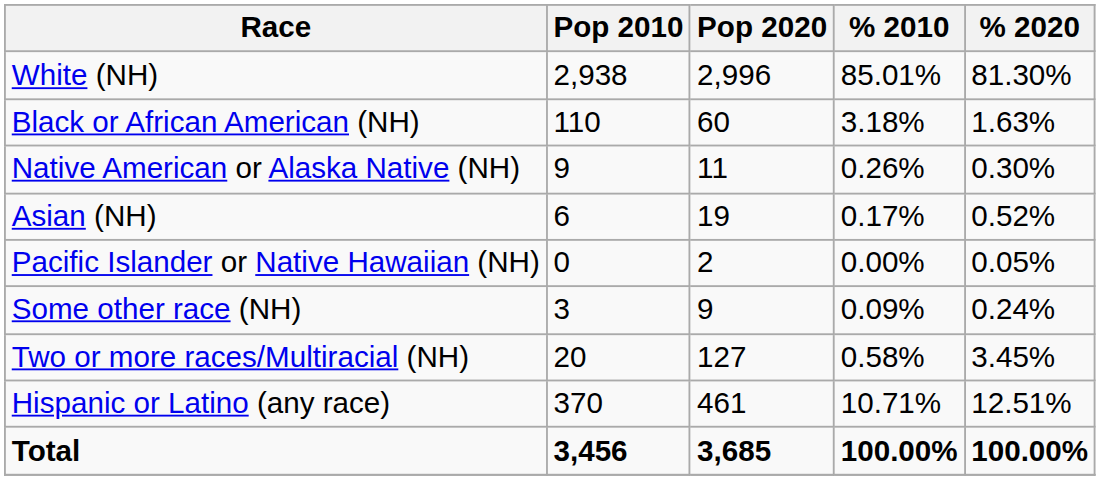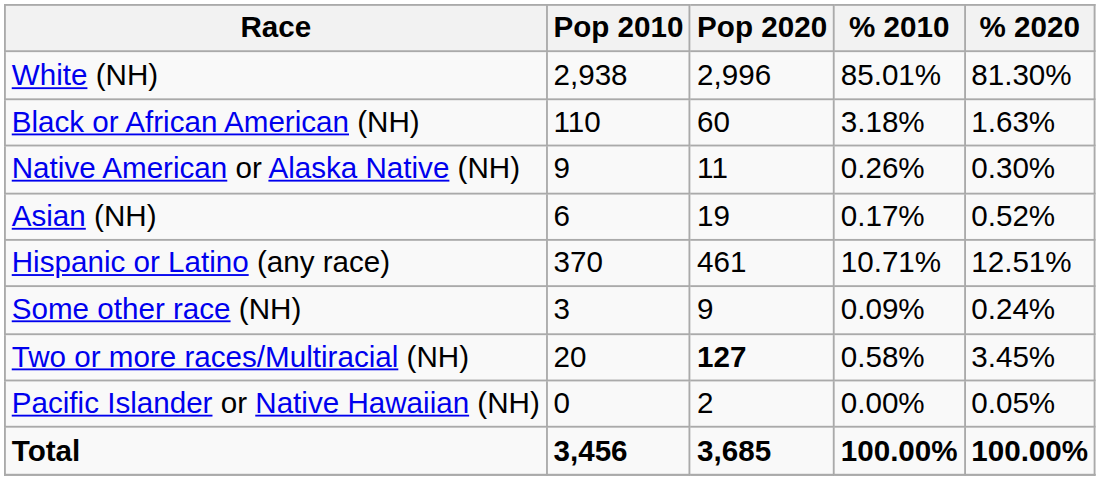rows swapped: (276, 262) <-> (201, 403)
(722, 356) normal -> (722, 356) bold
